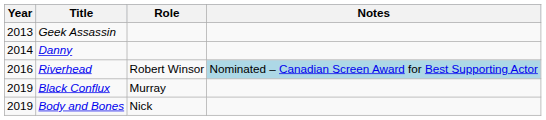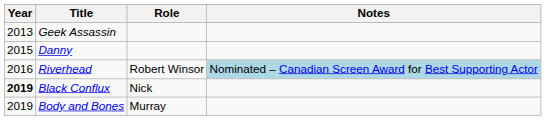(20, 50) 2014 -> (20, 50) 2015
(20, 87) normal -> (20, 87) bold
(148, 87) Murray -> (141, 87) Nick
(141, 106) Nick -> (148, 106) Murray
